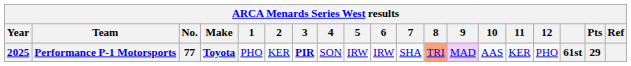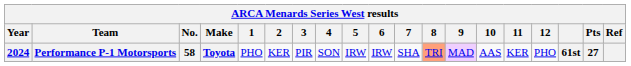(18, 52) 2025 -> (18, 52) 2024
(190, 52) 77 -> (190, 52) 58
(305, 52) bold -> (304, 52) normal
(595, 52) 29 -> (593, 52) 27
